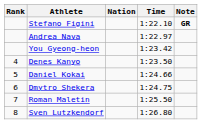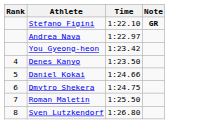- column: (122, 11)
